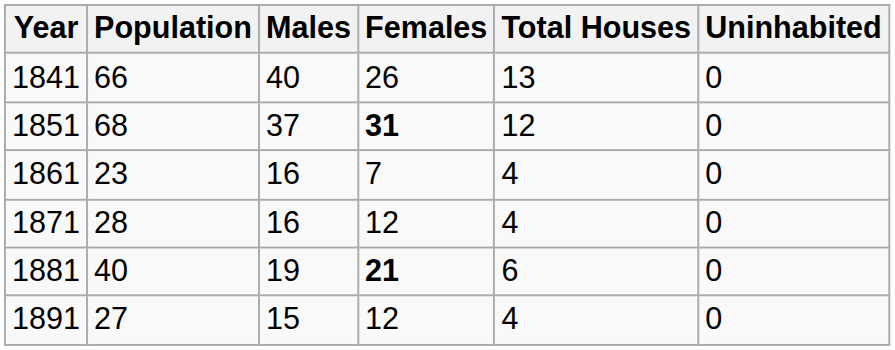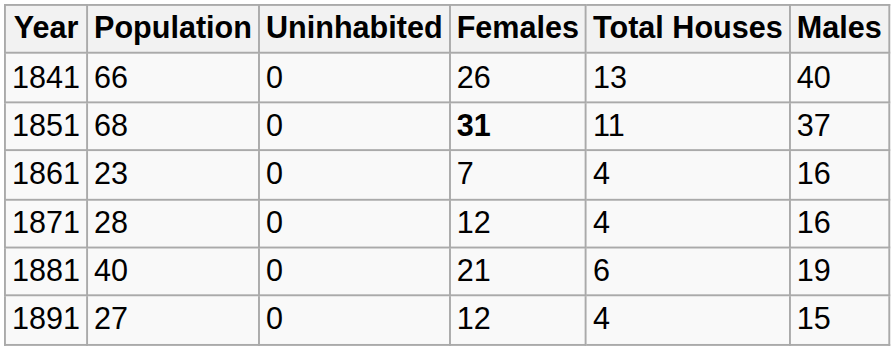columns swapped: (308, 28) <-> (793, 28)
(518, 125) 12 -> (609, 125) 11
(382, 271) bold -> (474, 271) normal
